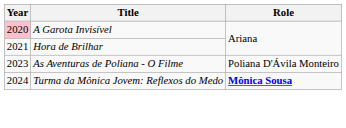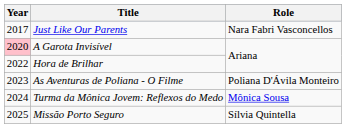+ row: (80, 30)
(18, 47) 2021 -> (18, 64) 2022
(260, 81) bold -> (259, 98) normal
+ row: (79, 115)
